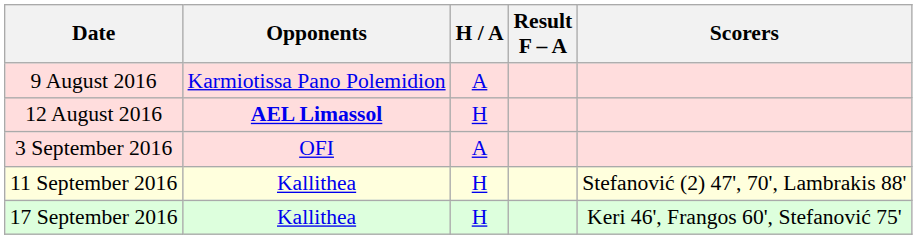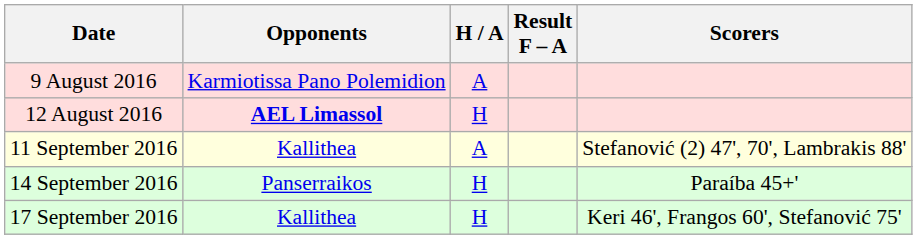- row: (94, 148)
(480, 182) H -> (480, 148) A
+ row: (94, 182)
